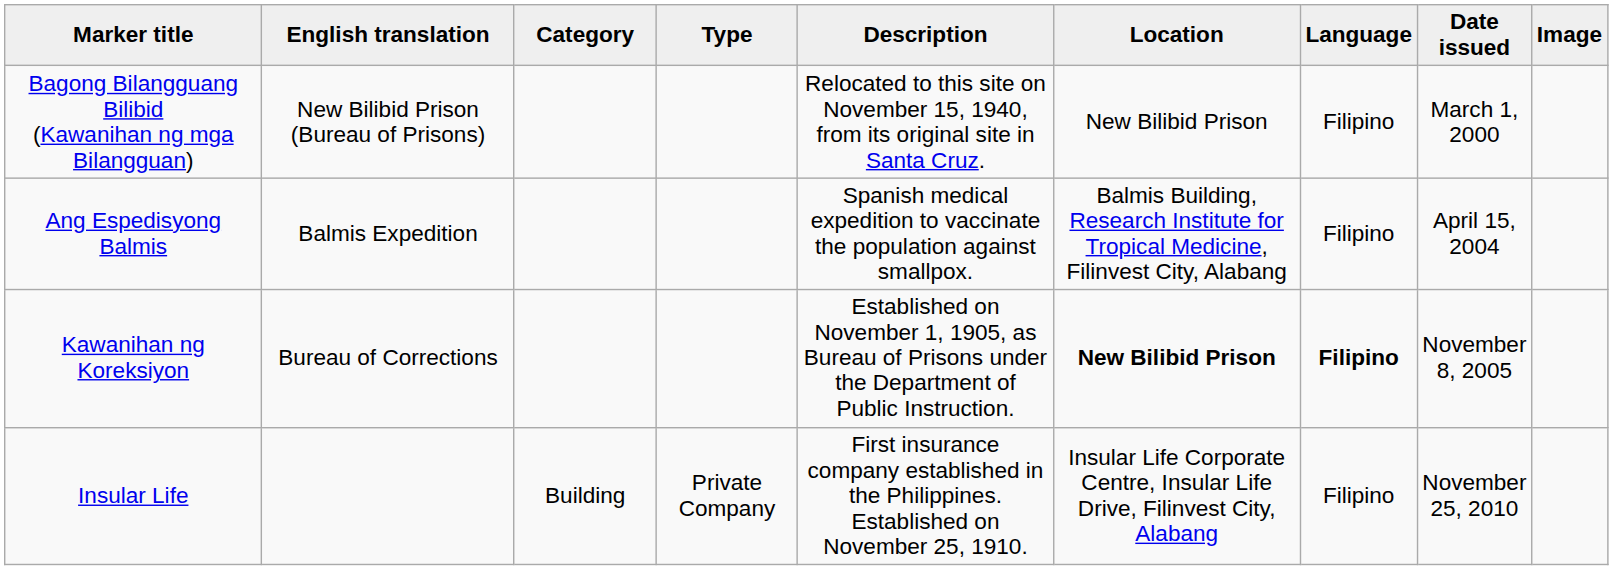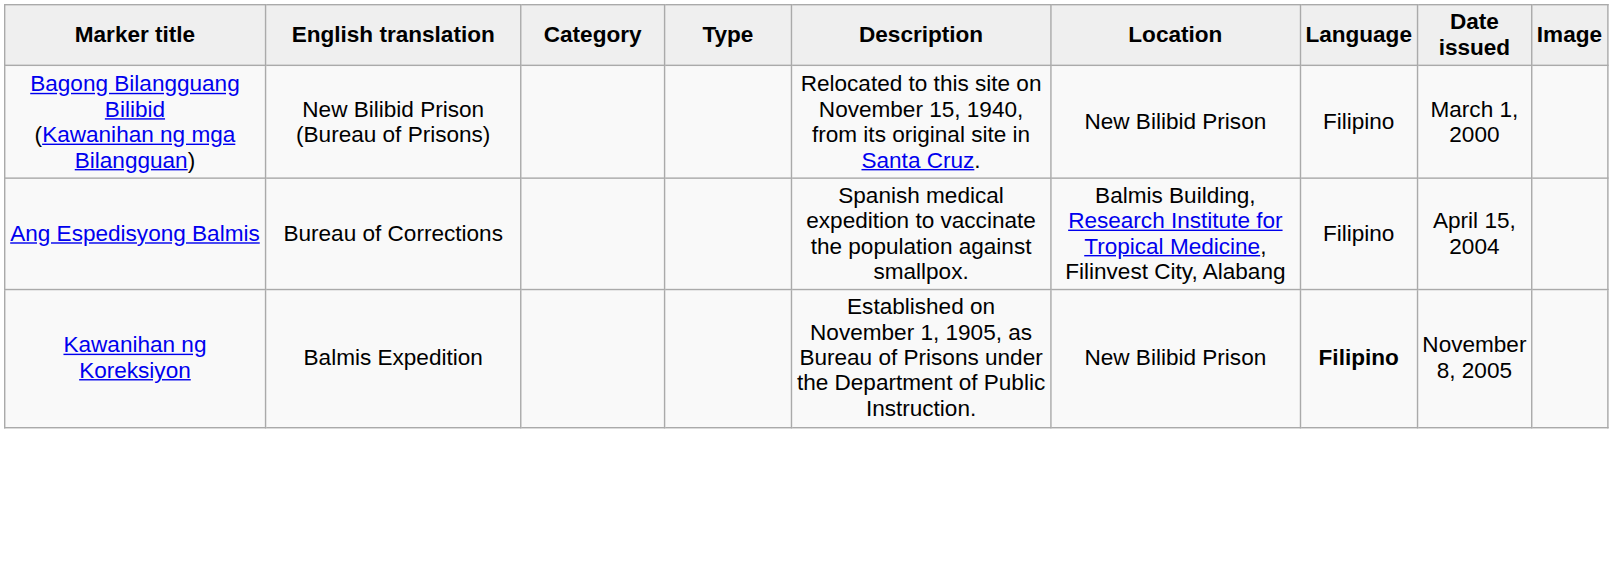(388, 233) Balmis Expedition -> (393, 233) Bureau of Corrections
(388, 358) Bureau of Corrections -> (393, 358) Balmis Expedition
(1177, 358) bold -> (1175, 358) normal
- row: (133, 495)
